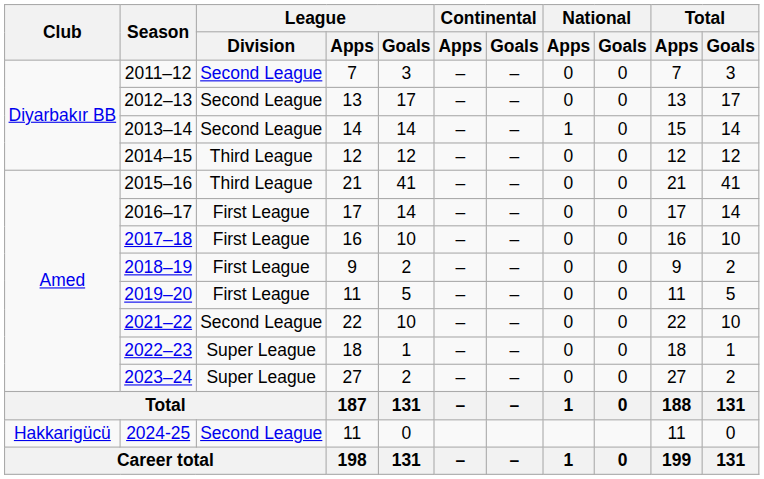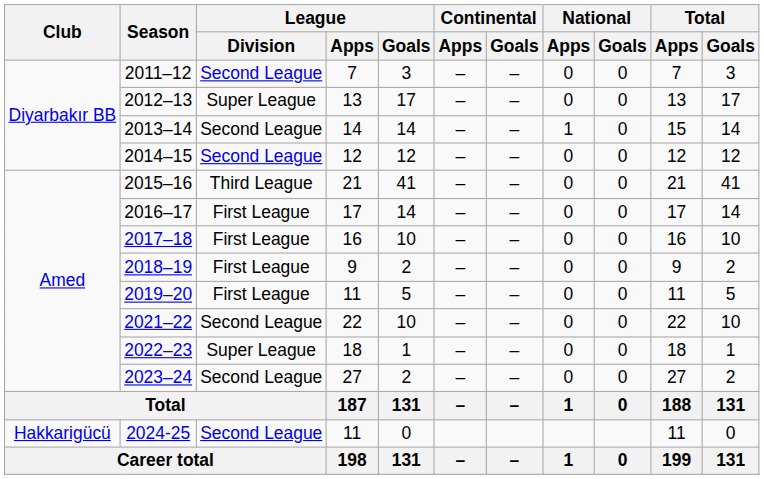(261, 101) Second League -> (261, 101) Super League
(261, 156) Third League -> (261, 156) Second League
(261, 377) Super League -> (261, 377) Second League
